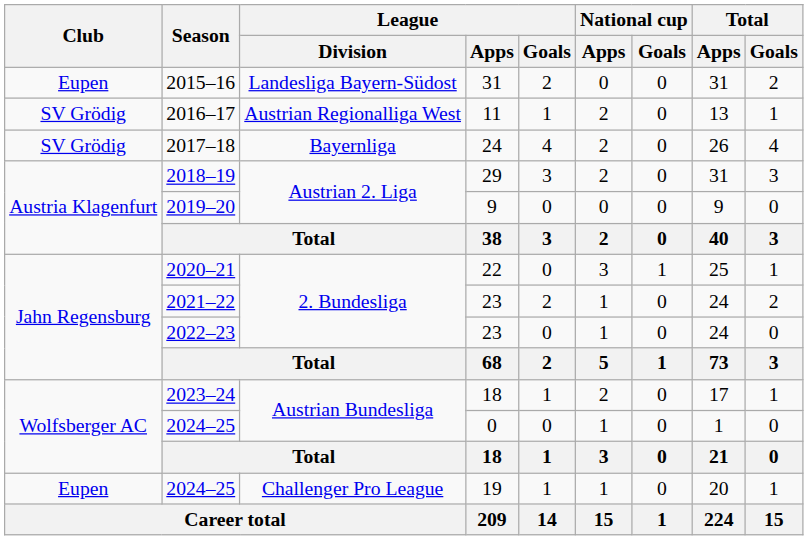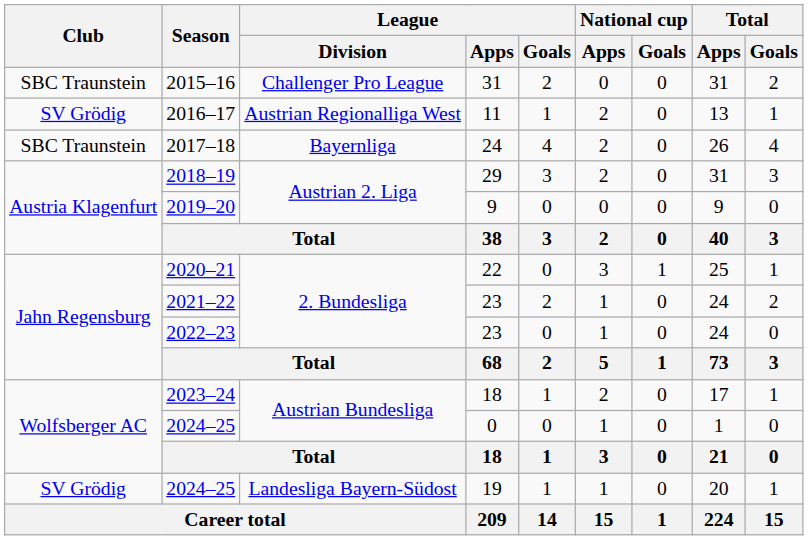(83, 82) Eupen -> (83, 82) SBC Traunstein
(353, 82) Landesliga Bayern-Südost -> (353, 82) Challenger Pro League
(83, 144) SV Grödig -> (83, 144) SBC Traunstein
(83, 488) Eupen -> (83, 488) SV Grödig
(353, 488) Challenger Pro League -> (353, 488) Landesliga Bayern-Südost
